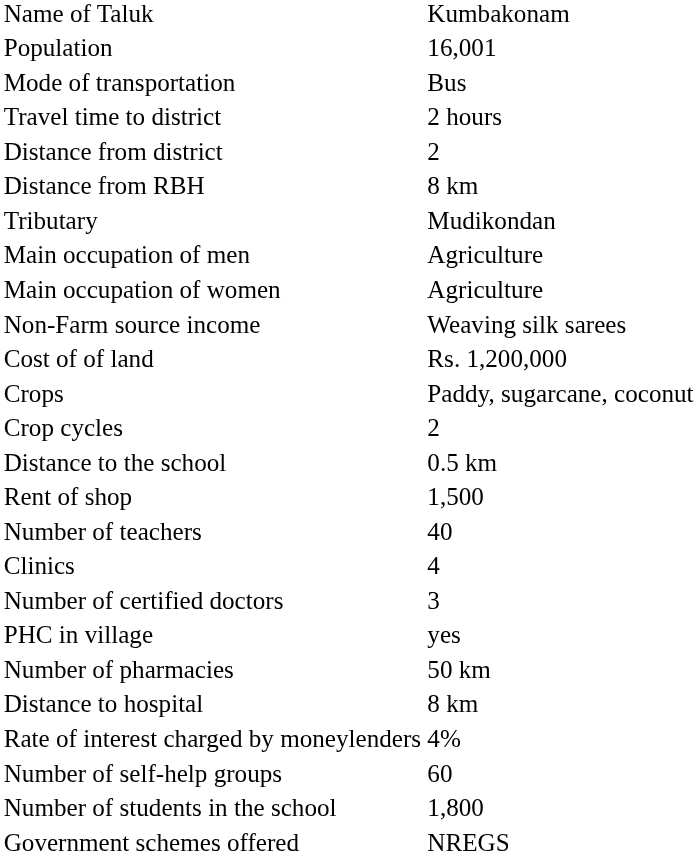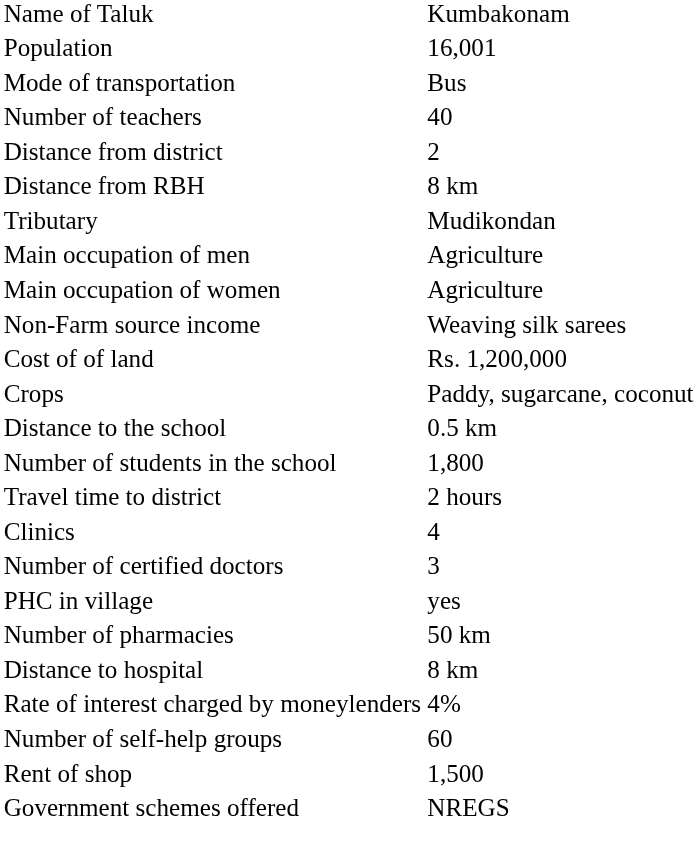rows swapped: (112, 117) <-> (103, 531)
- row: (63, 428)
rows swapped: (170, 807) <-> (68, 497)
